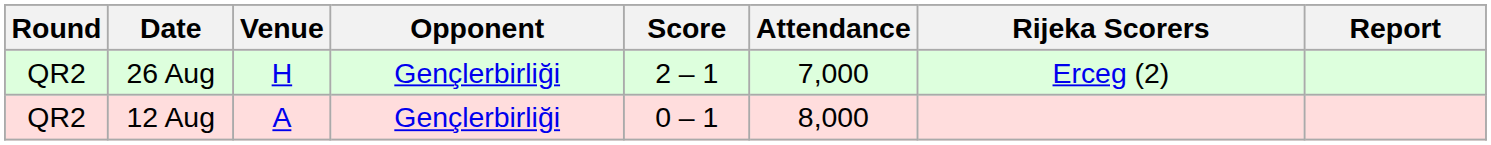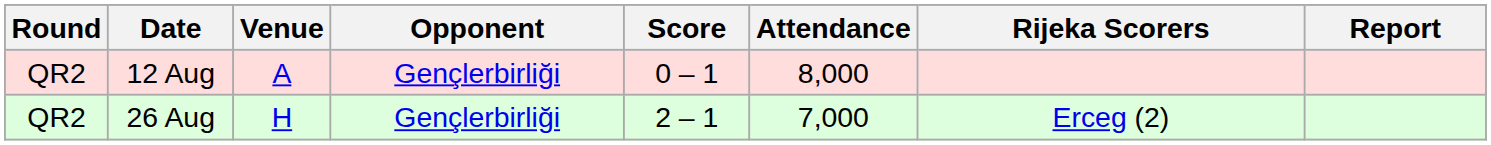rows swapped: (171, 118) <-> (171, 73)
